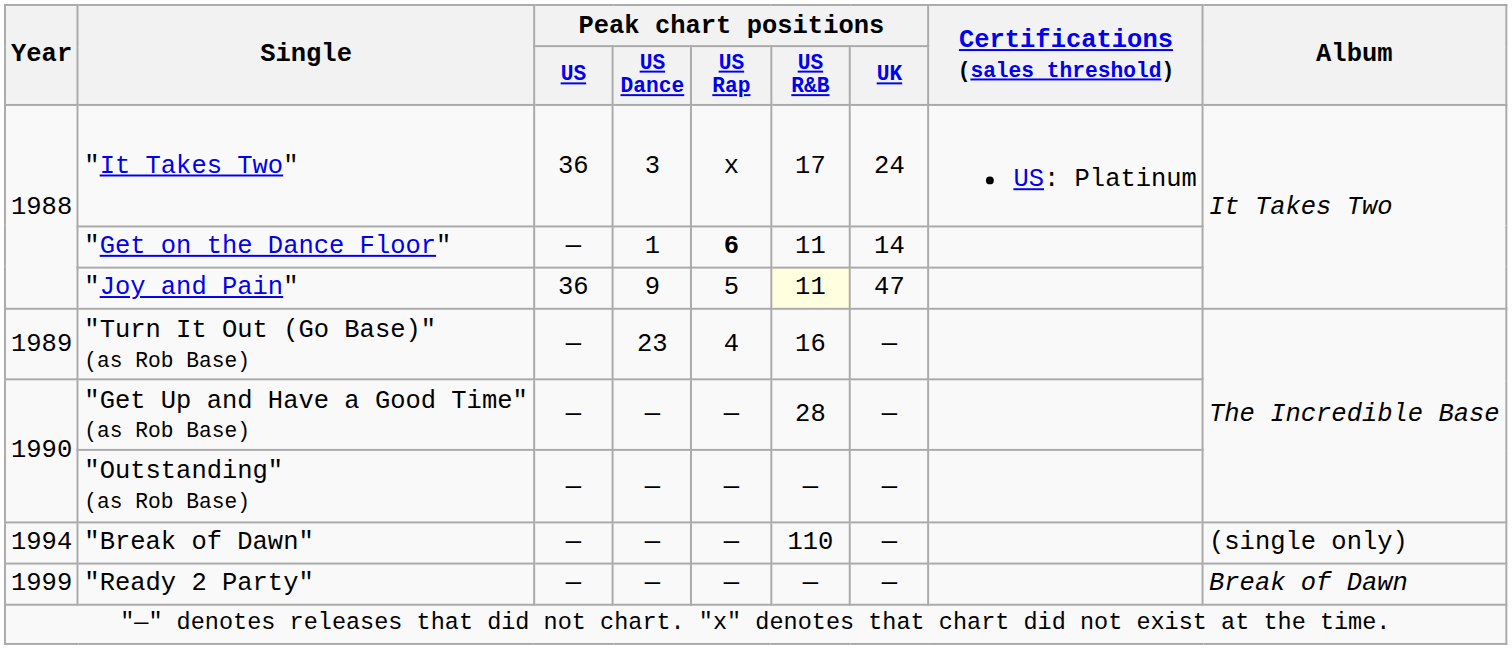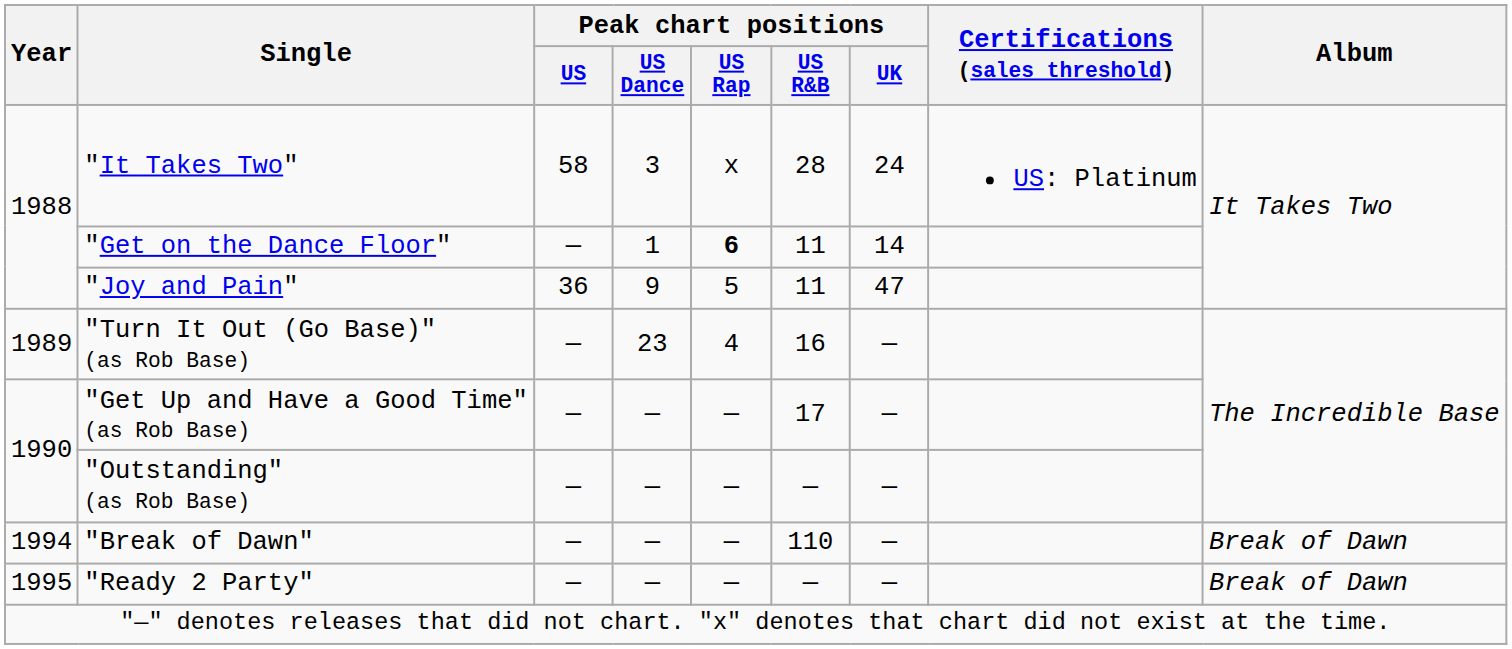(573, 165) 36 -> (573, 165) 58
(810, 165) 17 -> (810, 165) 28
(810, 288) lightyellow background -> (810, 288) no background
(810, 415) 28 -> (810, 415) 17
(1308, 542) (single only) -> (1308, 542) Break of Dawn
(42, 584) 1999 -> (42, 584) 1995
